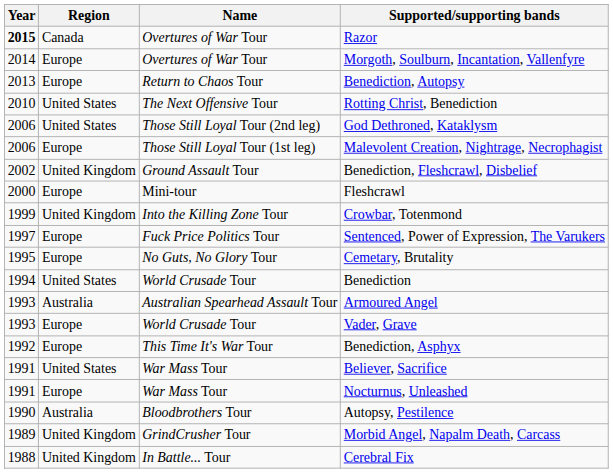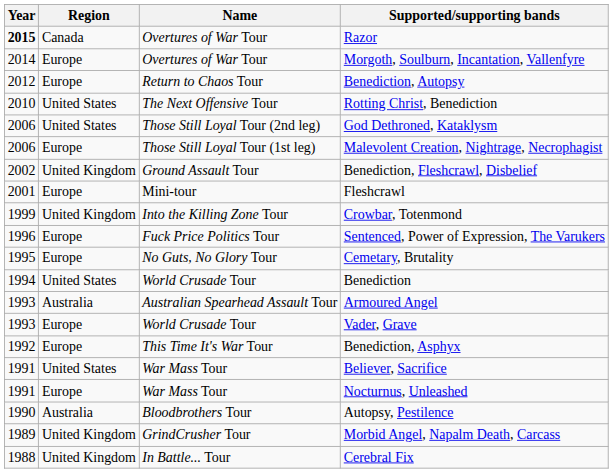(22, 81) 2013 -> (22, 81) 2012
(22, 192) 2000 -> (22, 192) 2001
(22, 236) 1997 -> (22, 236) 1996
